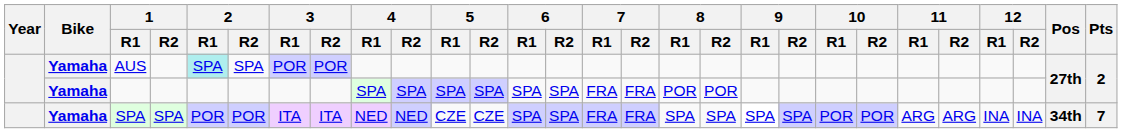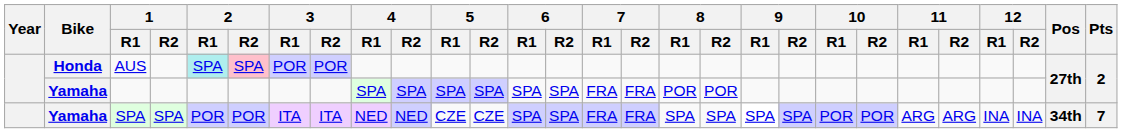(78, 66) Yamaha -> (78, 66) Honda
(249, 66) no background -> (249, 66) pink background
